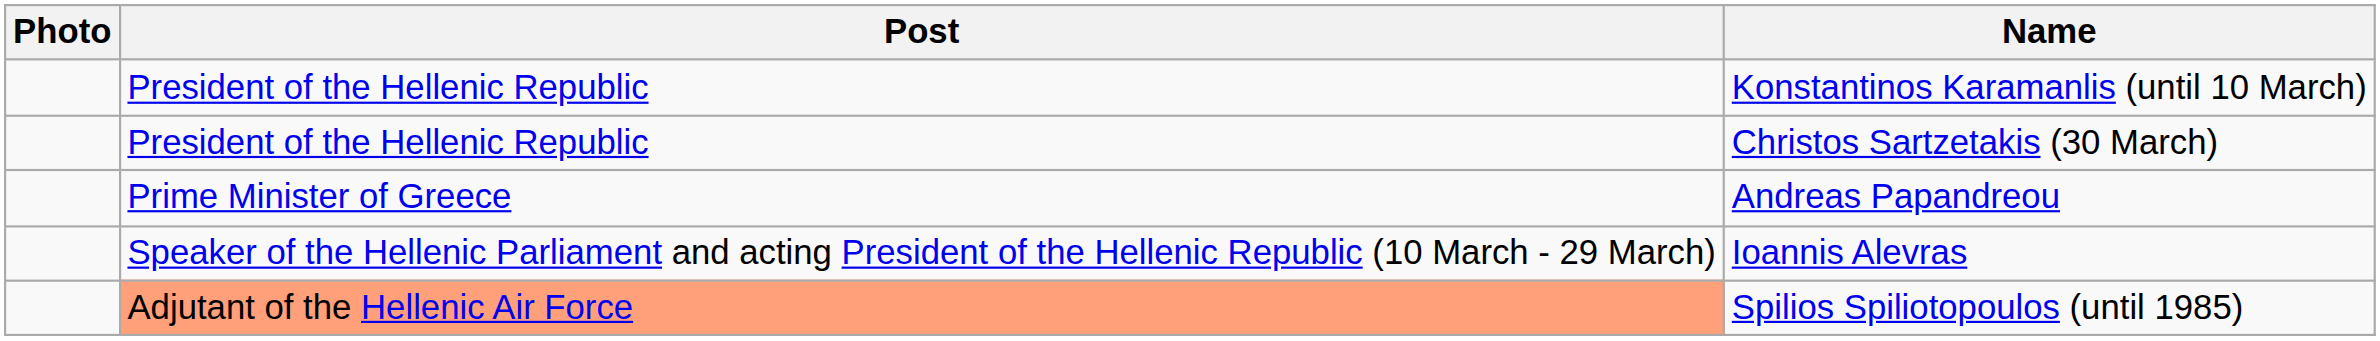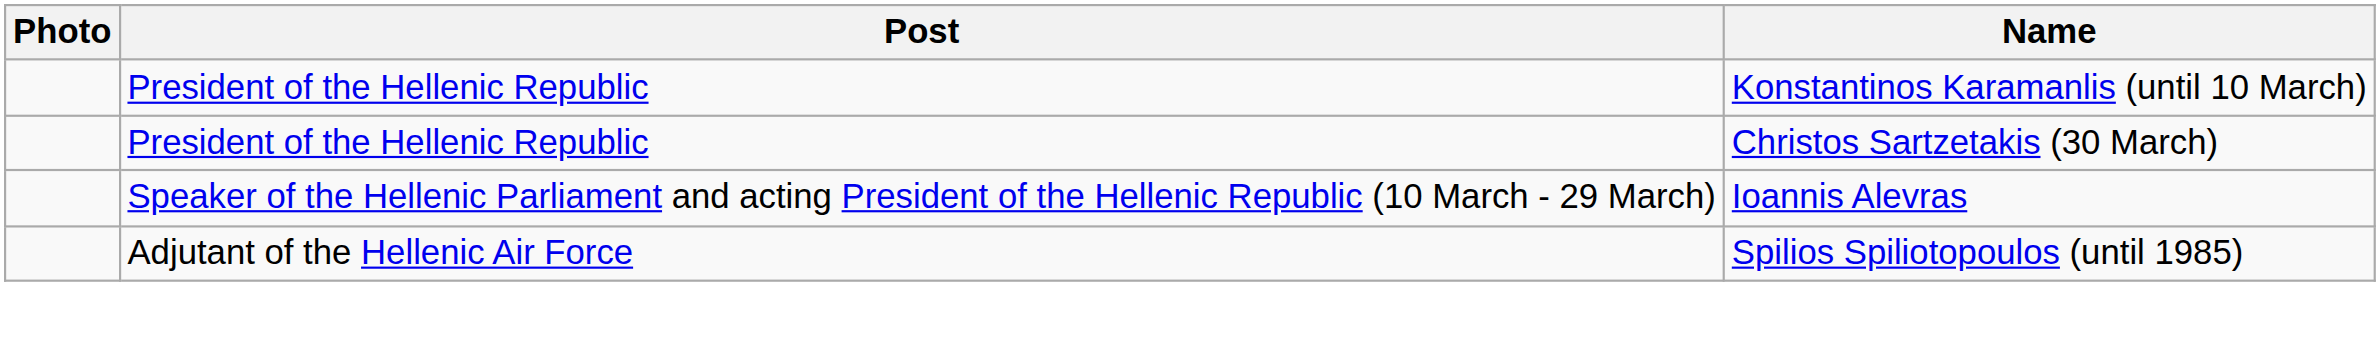- row: (1896, 197)
(380, 307) lightsalmon background -> (380, 252) no background
